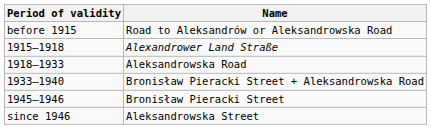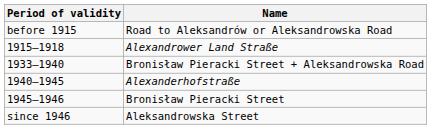- row: (186, 64)
+ row: (183, 82)
